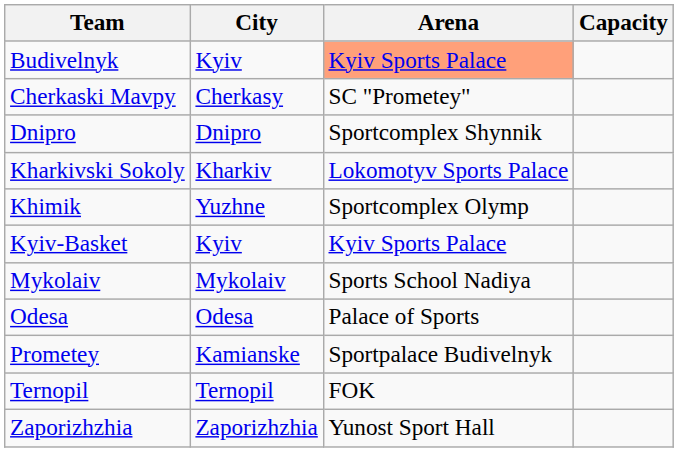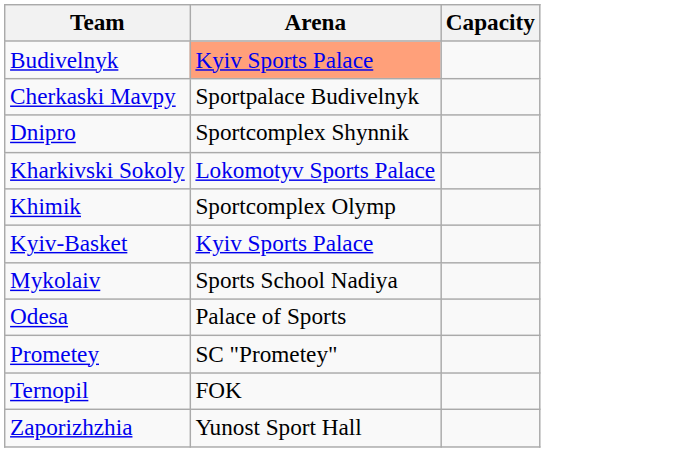- column: (257, 22)
(400, 96) SC "Prometey" -> (307, 96) Sportpalace Budivelnyk
(440, 354) Sportpalace Budivelnyk -> (266, 354) SC "Prometey"
